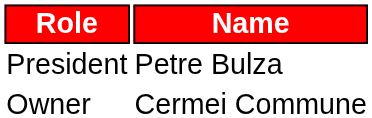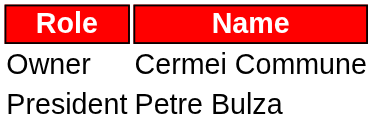rows swapped: (49, 104) <-> (67, 65)
